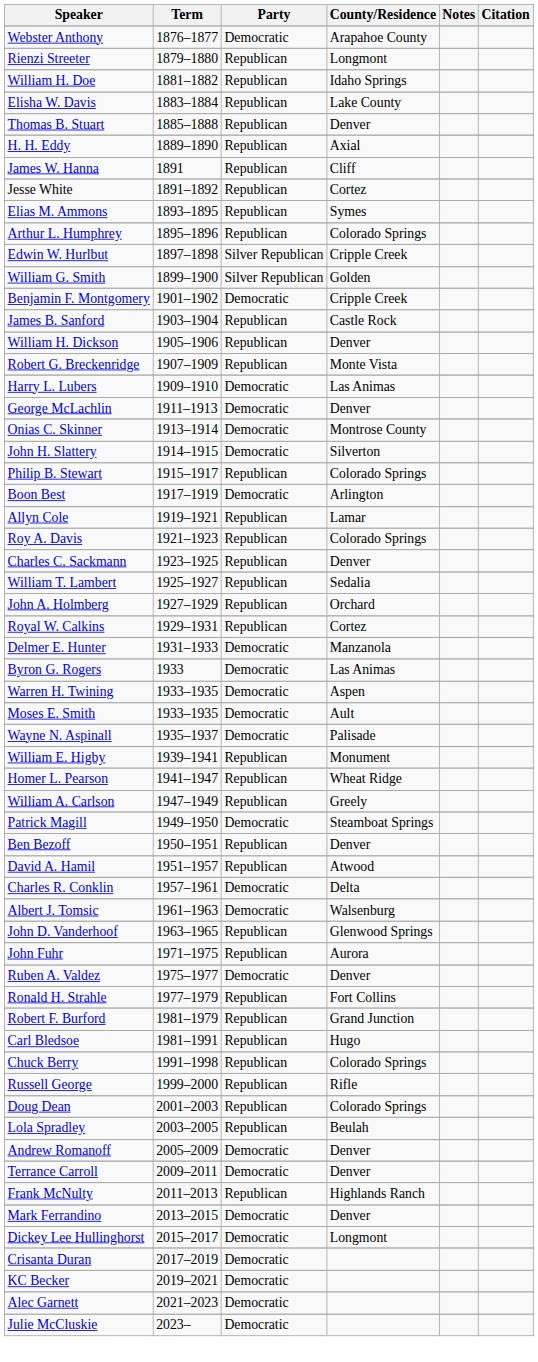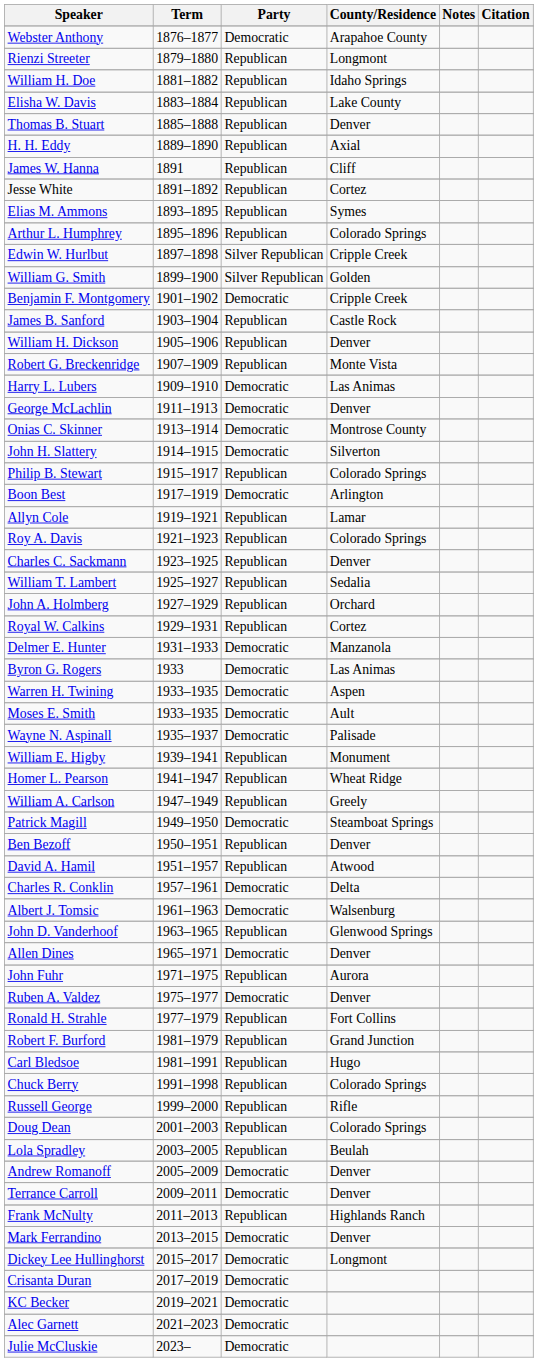+ row: (41, 953)
